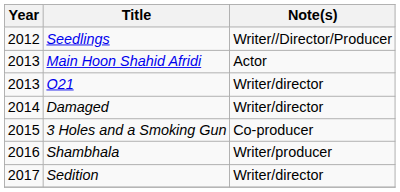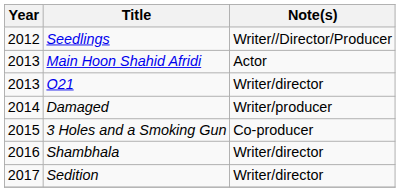(278, 107) Writer/director -> (283, 107) Writer/producer
(283, 152) Writer/producer -> (278, 152) Writer/director
